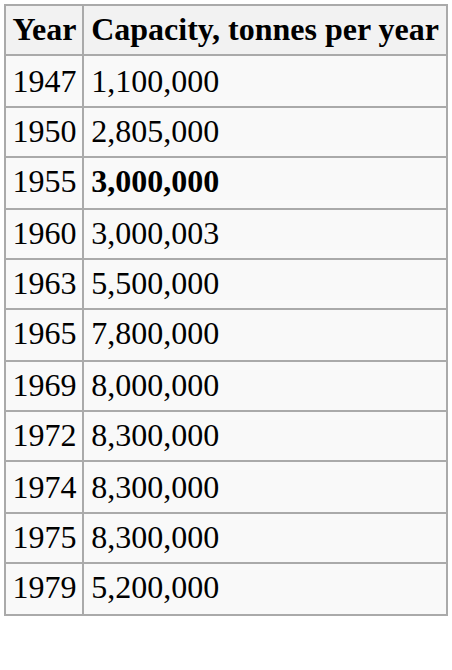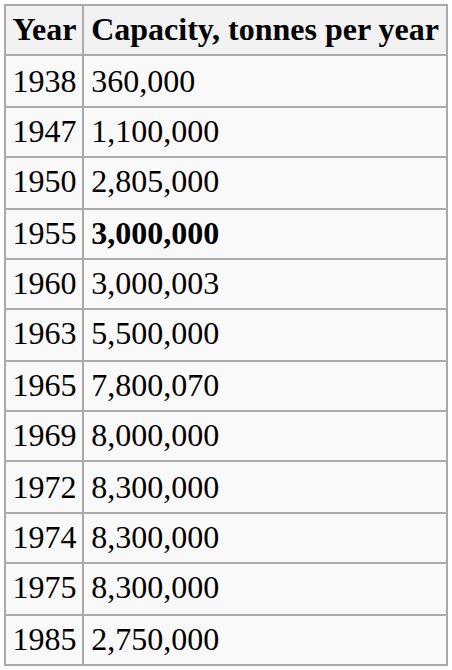+ row: (44, 80)
(155, 334) 7,800,000 -> (155, 385) 7,800,070
- row: (44, 588)
+ row: (44, 638)
